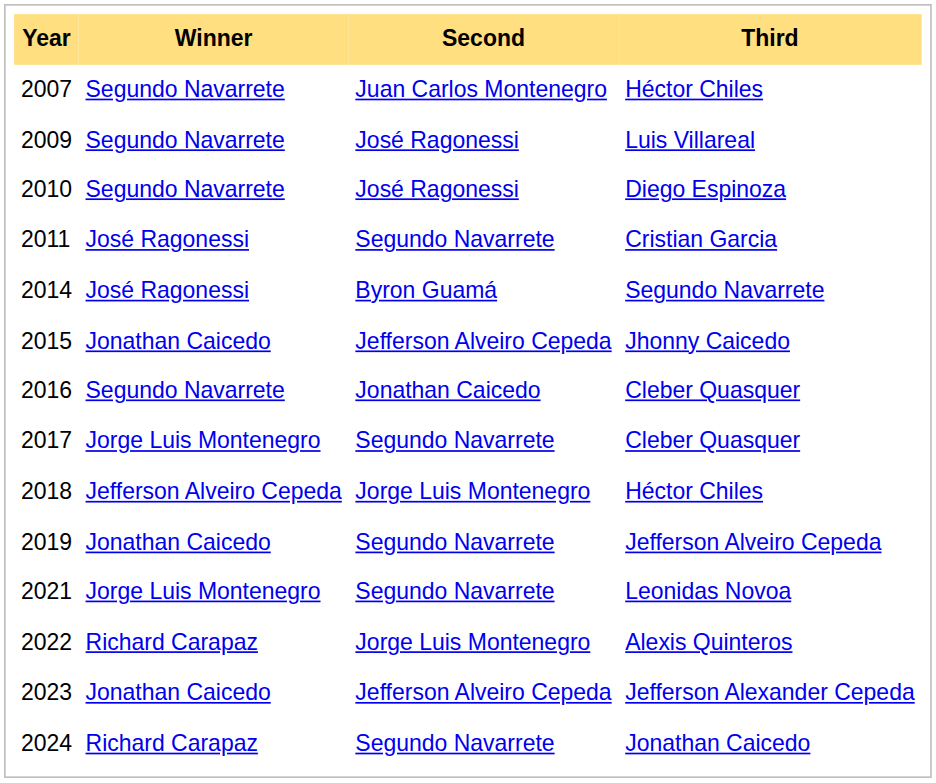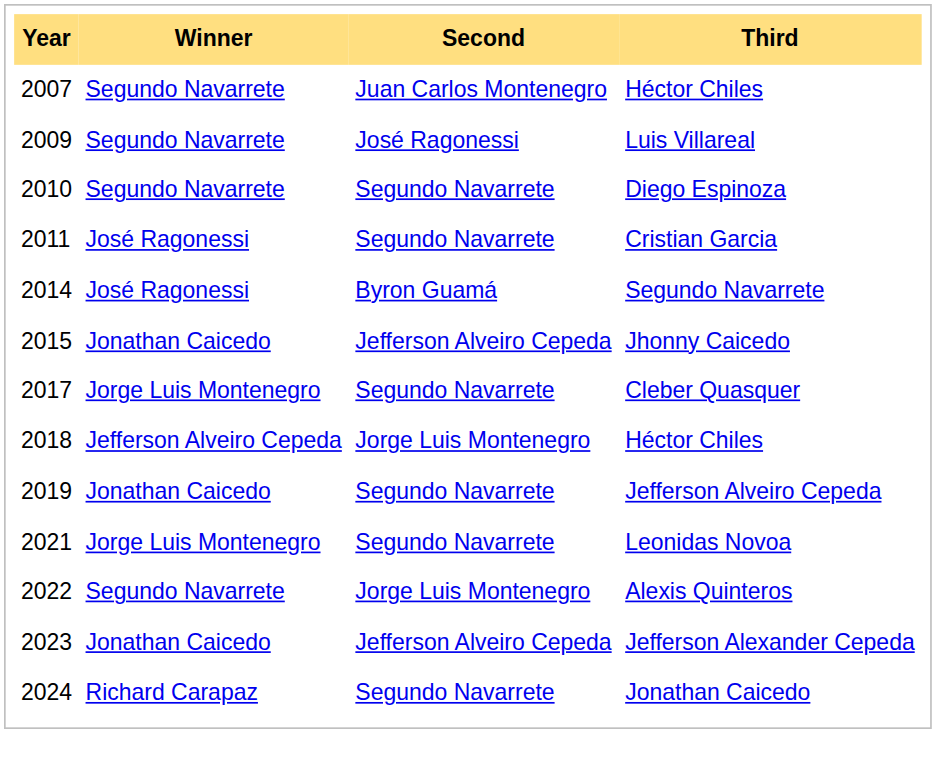(437, 190) José Ragonessi -> (455, 190) Segundo Navarrete
- row: (46, 391)
(172, 642) Richard Carapaz -> (185, 592) Segundo Navarrete
